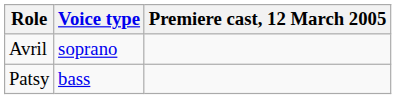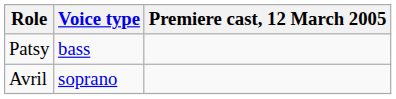rows swapped: (28, 49) <-> (29, 78)
